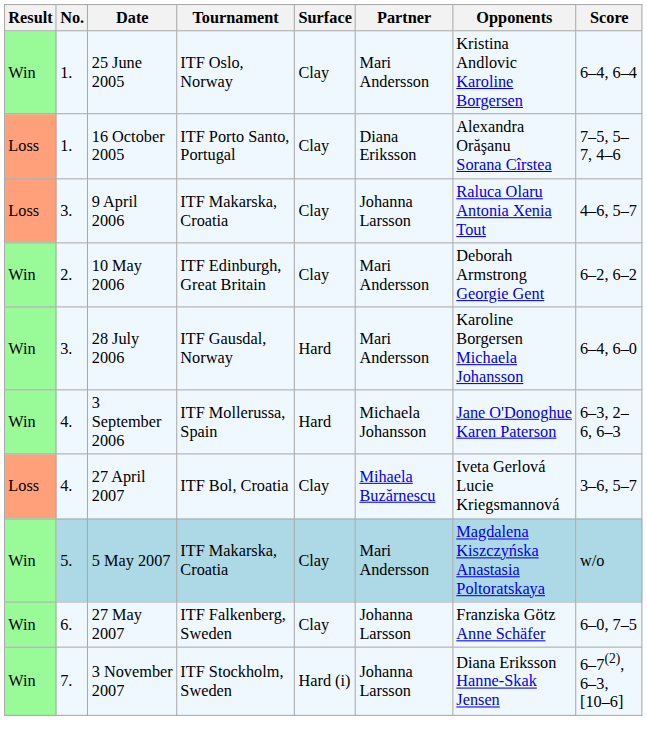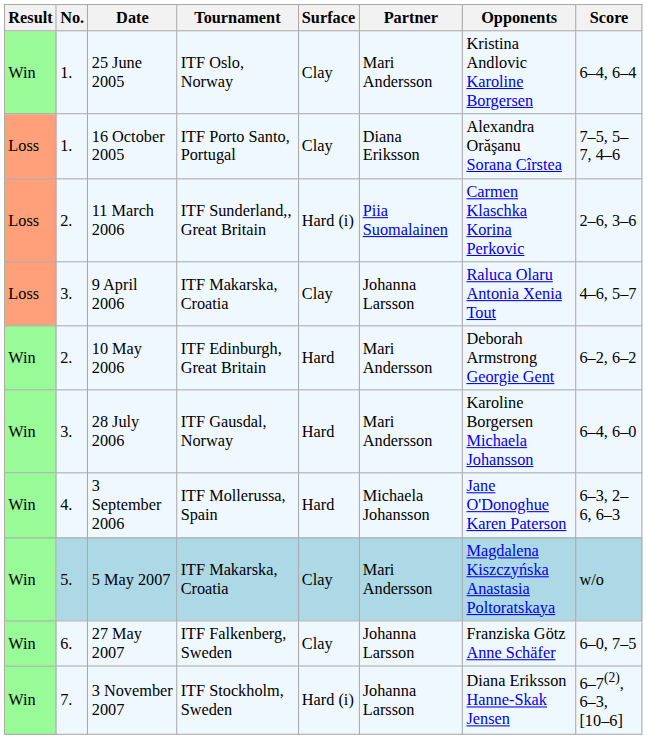+ row: (123, 219)
(314, 274) Clay -> (318, 357) Hard
- row: (119, 485)
